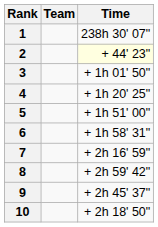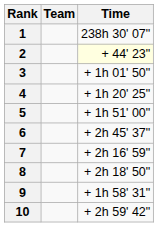(117, 133) + 1h 58' 31" -> (117, 133) + 2h 45' 37"
(117, 172) + 2h 59' 42" -> (117, 172) + 2h 18' 50"
(117, 192) + 2h 45' 37" -> (117, 192) + 1h 58' 31"
(117, 212) + 2h 18' 50" -> (117, 212) + 2h 59' 42"
